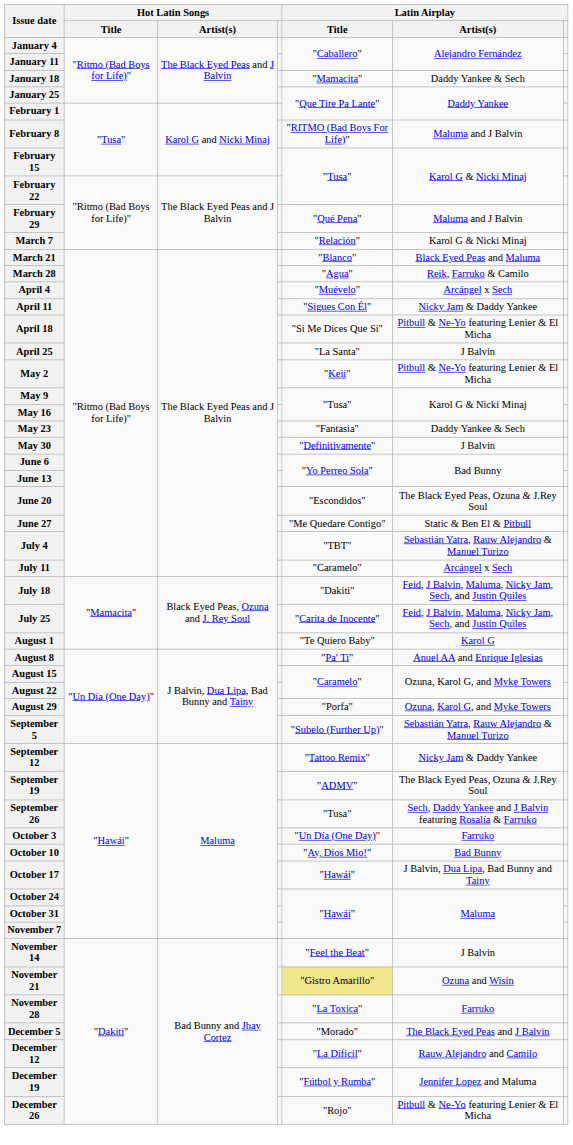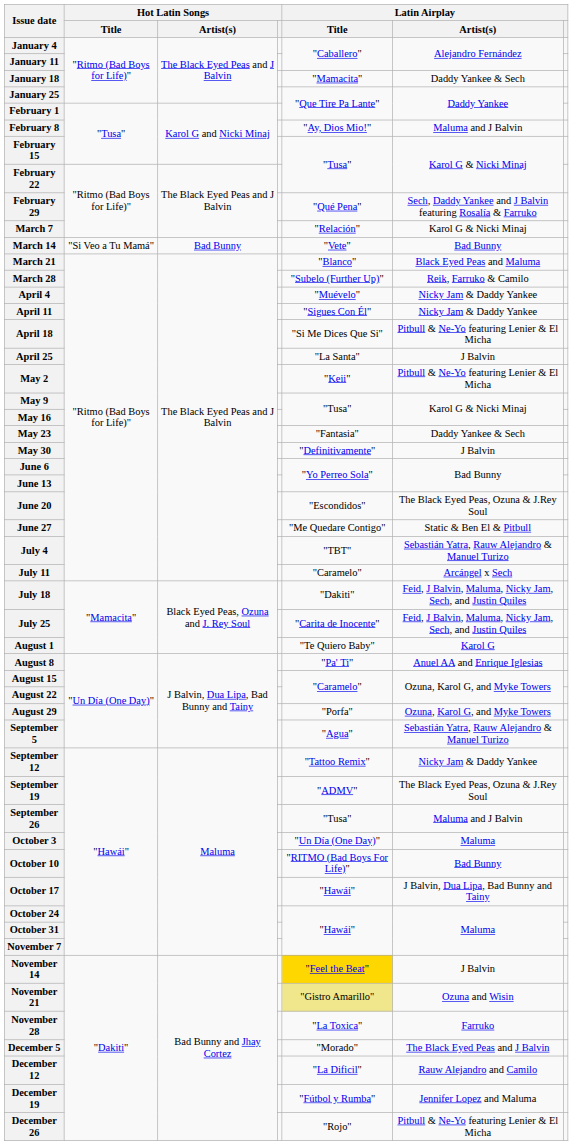(337, 134) "RITMO (Bad Boys For Life)" -> (337, 128) "Ay, Dios Mio!"
(478, 218) Maluma and J Balvin -> (478, 206) Sech, Daddy Yankee and J Balvin featuring Rosalía & Farruko
+ row: (34, 245)
(337, 273) "Agua" -> (337, 278) "Subelo (Further Up)"
(478, 290) Arcángel x Sech -> (478, 295) Nicky Jam & Daddy Yankee
(337, 729) "Subelo (Further Up)" -> (337, 734) "Agua"
(478, 813) Sech, Daddy Yankee and J Balvin featuring Rosalía & Farruko -> (478, 818) Maluma and J Balvin
(478, 836) Farruko -> (478, 841) Maluma
(337, 852) "Ay, Dios Mio!" -> (337, 863) "RITMO (Bad Boys For Life)"
(337, 952) no background -> (337, 969) gold background
